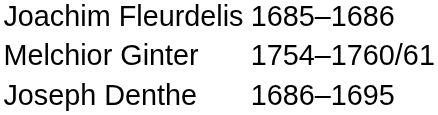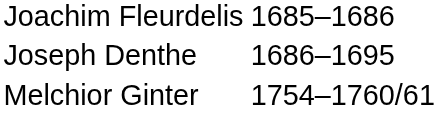rows swapped: (100, 95) <-> (101, 55)
